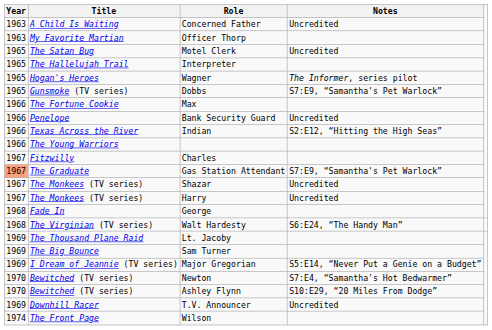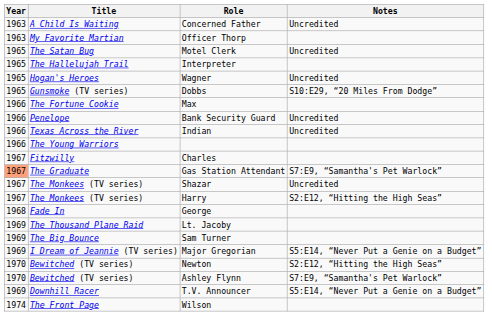(353, 78) The Informer, series pilot -> (314, 78) Uncredited
(366, 91) S7:E9, “Samantha's Pet Warlock” -> (363, 91) S10:E29, “20 Miles From Dodge”
(366, 131) S2:E12, “Hitting the High Seas” -> (314, 131) Uncredited
(314, 198) Uncredited -> (366, 198) S2:E12, “Hitting the High Seas”
- row: (214, 225)
(371, 278) S7:E4, “Samantha's Hot Bedwarmer” -> (366, 265) S2:E12, “Hitting the High Seas”
(363, 291) S10:E29, “20 Miles From Dodge” -> (366, 278) S7:E9, “Samantha's Pet Warlock”
(314, 305) Uncredited -> (385, 291) S5:E14, “Never Put a Genie on a Budget”
